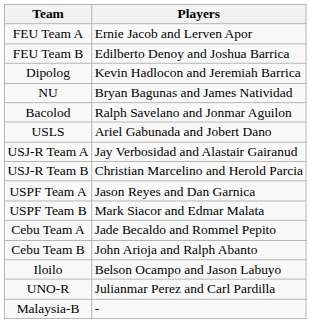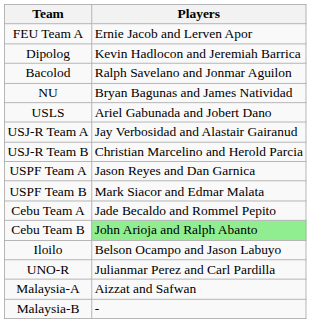- row: (48, 53)
rows swapped: (48, 112) <-> (48, 92)
(176, 249) no background -> (176, 230) lightgreen background
+ row: (48, 289)
